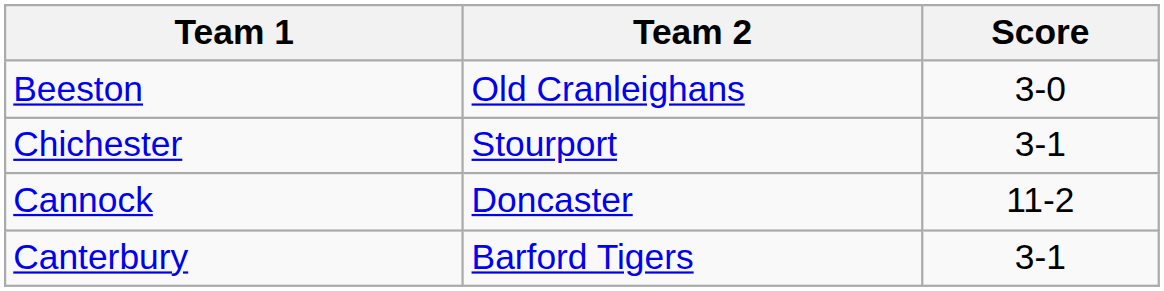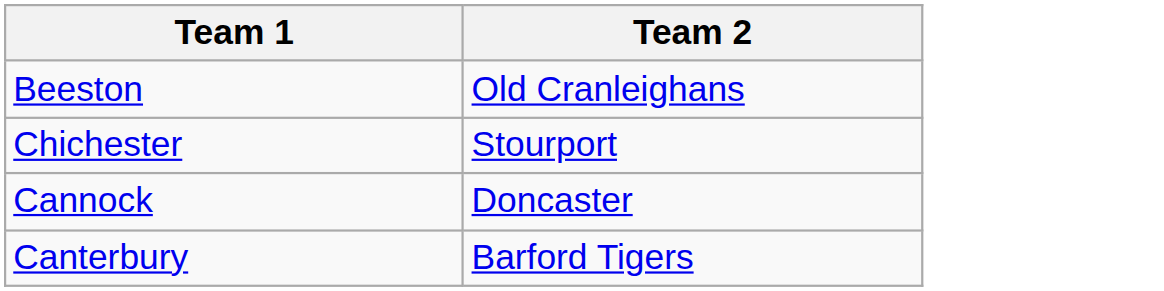- column: (1040, 32)
